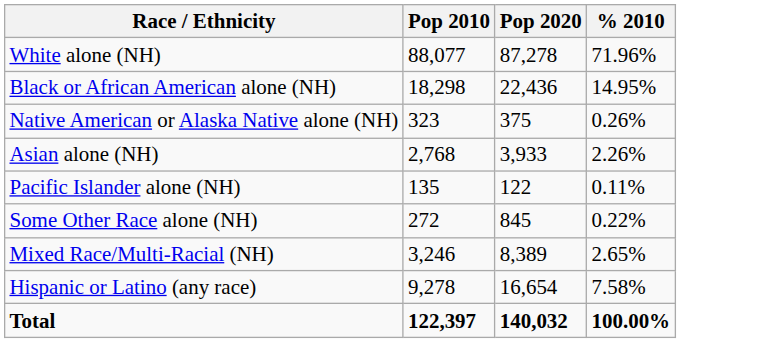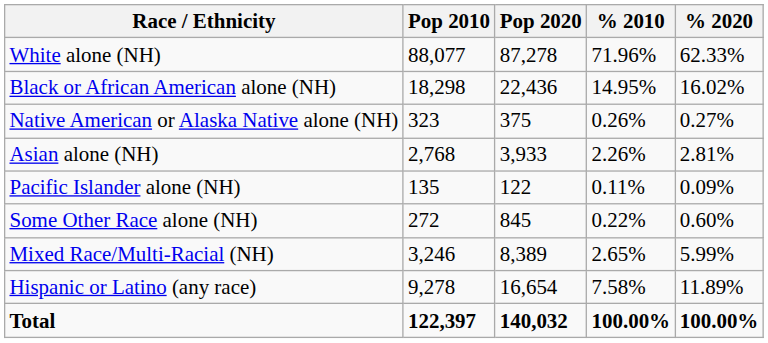+ column: (719, 21)
